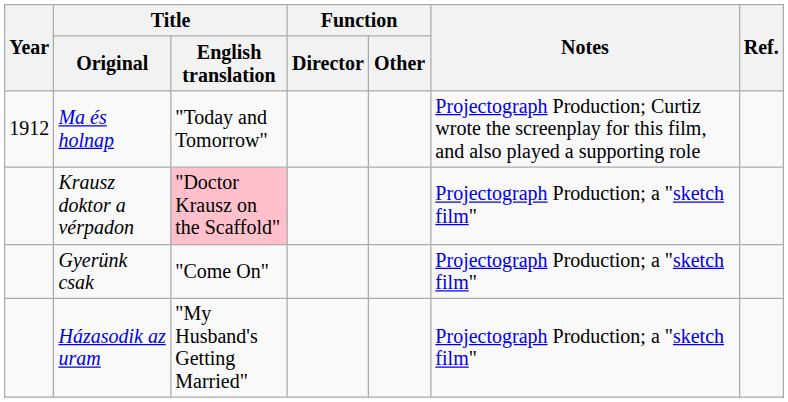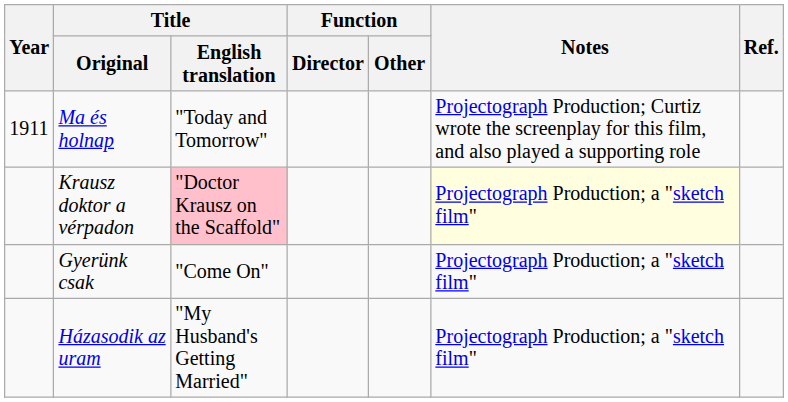(29, 128) 1912 -> (29, 128) 1911
(580, 205) no background -> (580, 205) lightyellow background
